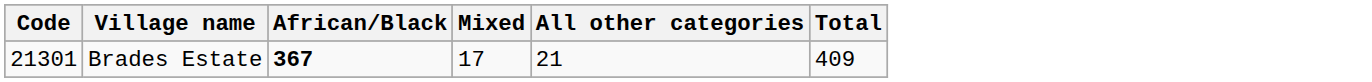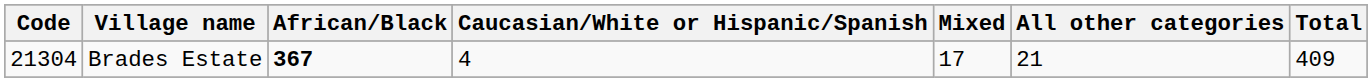+ column: (693, 23)
(44, 60) 21301 -> (44, 60) 21304
